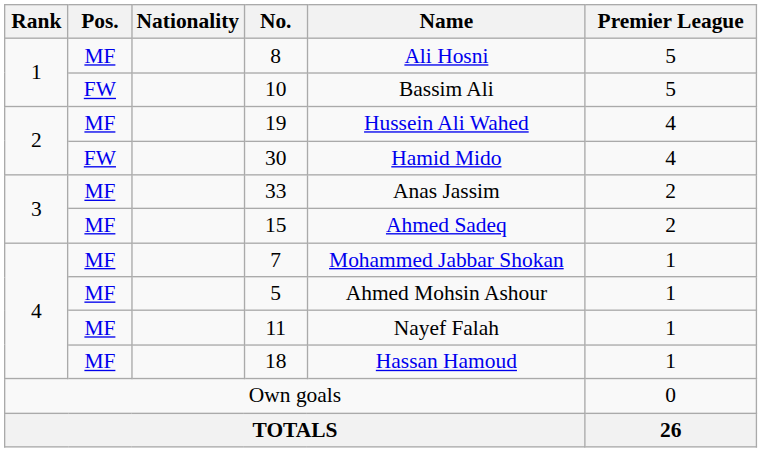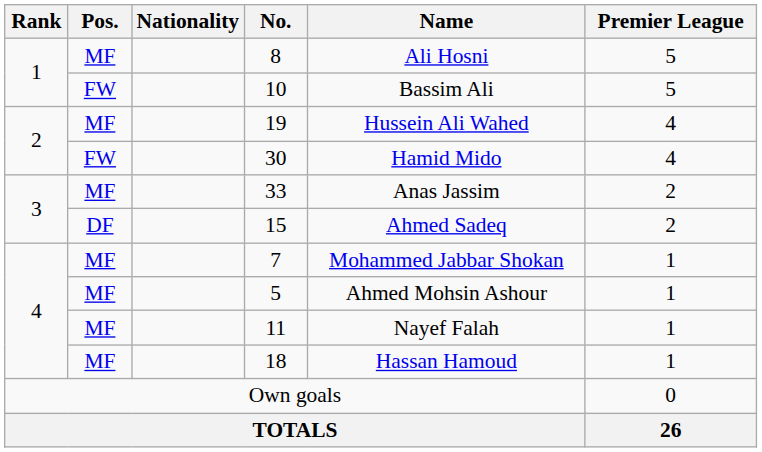(100, 225) MF -> (100, 225) DF
